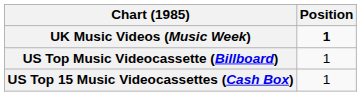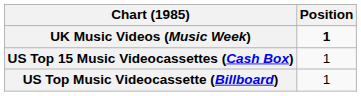rows swapped: (151, 58) <-> (151, 79)
